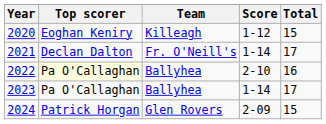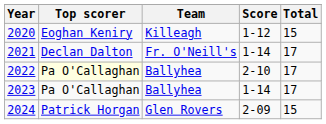(290, 71) 16 -> (290, 71) 17
